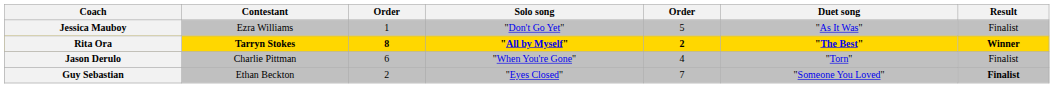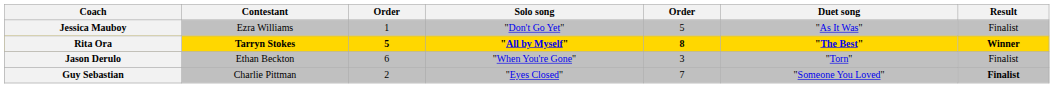(387, 43) 8 -> (387, 43) 5
(682, 43) 2 -> (682, 43) 8
(265, 59) Charlie Pittman -> (265, 59) Ethan Beckton
(682, 59) 4 -> (682, 59) 3
(265, 75) Ethan Beckton -> (265, 75) Charlie Pittman
